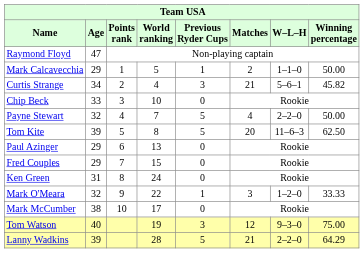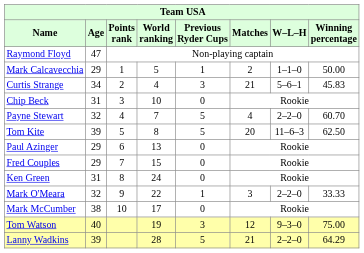(334, 85) 45.82 -> (334, 85) 45.83
(96, 100) 33 -> (96, 100) 31
(334, 116) 50.00 -> (334, 116) 60.70
(289, 193) 1–2–0 -> (289, 193) 2–2–0
